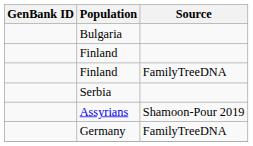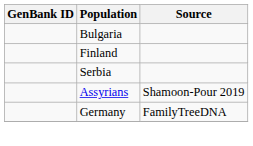- row: (98, 72)
